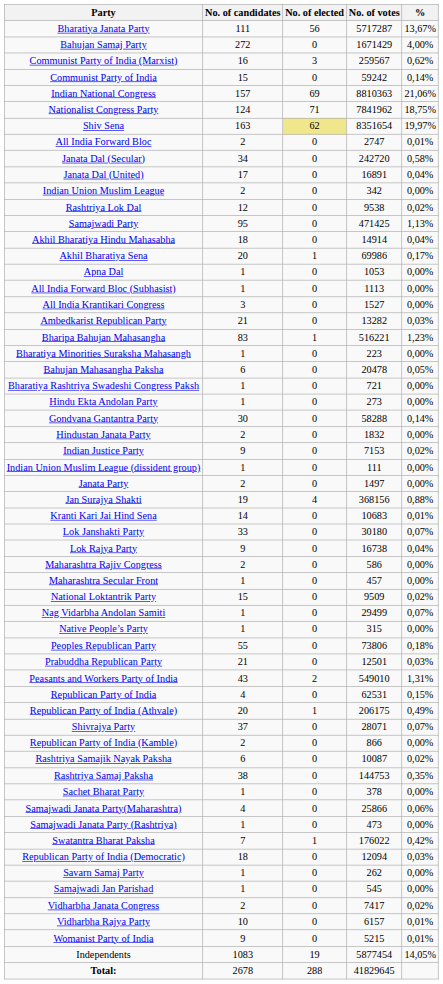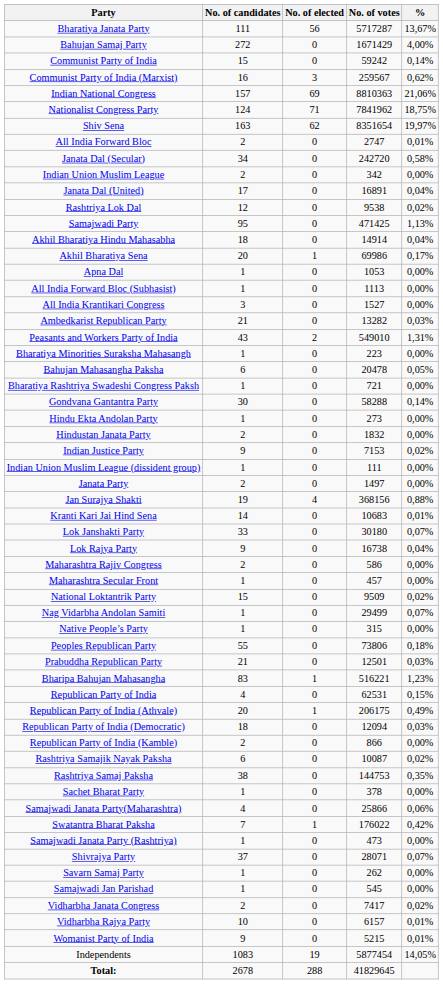rows swapped: (104, 77) <-> (104, 61)
(315, 126) khaki background -> (315, 126) no background
rows swapped: (104, 175) <-> (104, 191)
rows swapped: (104, 337) <-> (104, 678)
rows swapped: (104, 418) <-> (104, 402)
rows swapped: (104, 857) <-> (104, 727)
rows swapped: (104, 824) <-> (104, 840)
